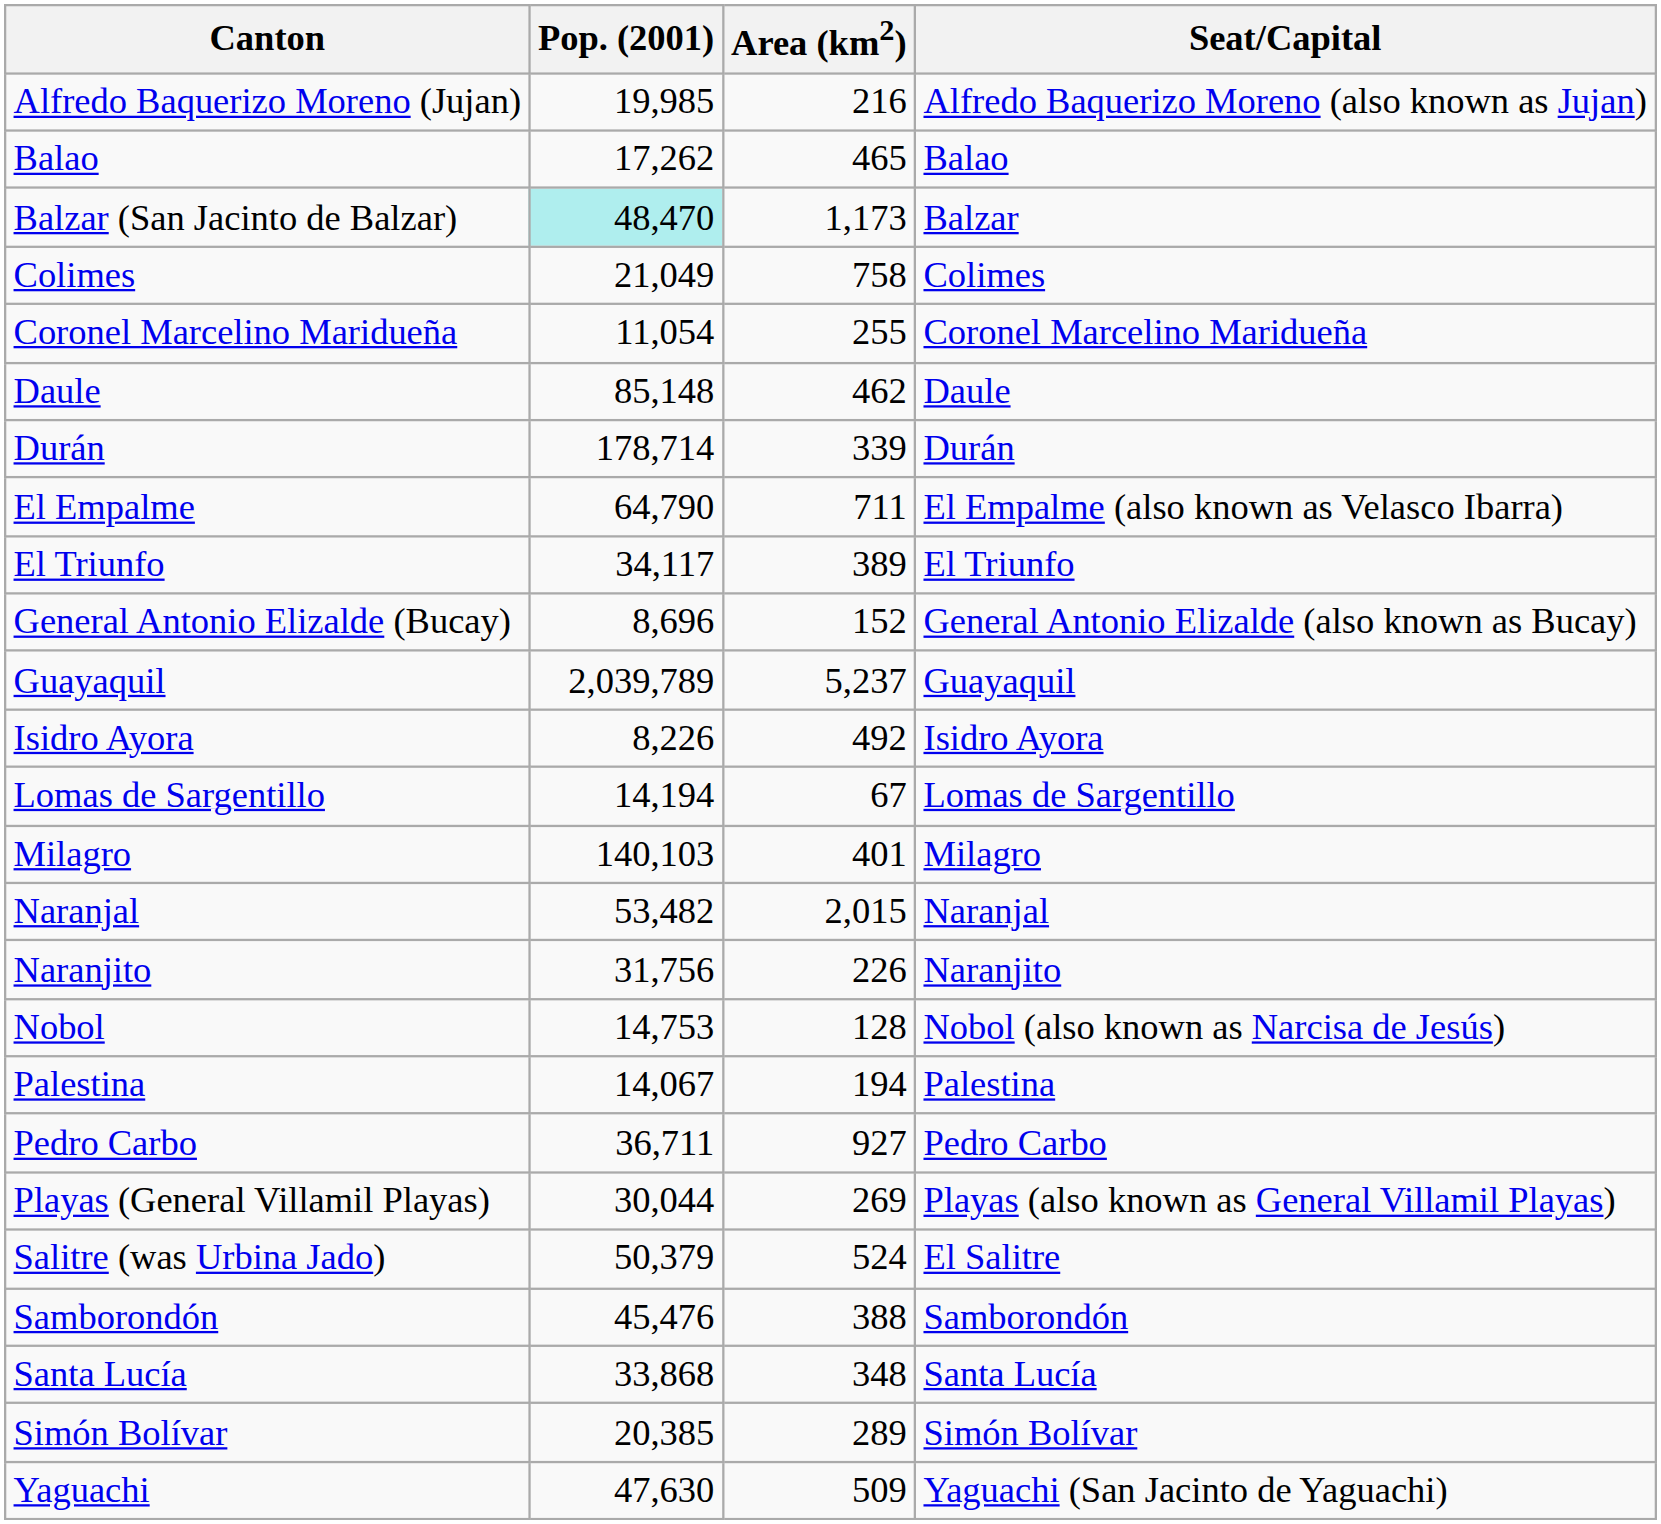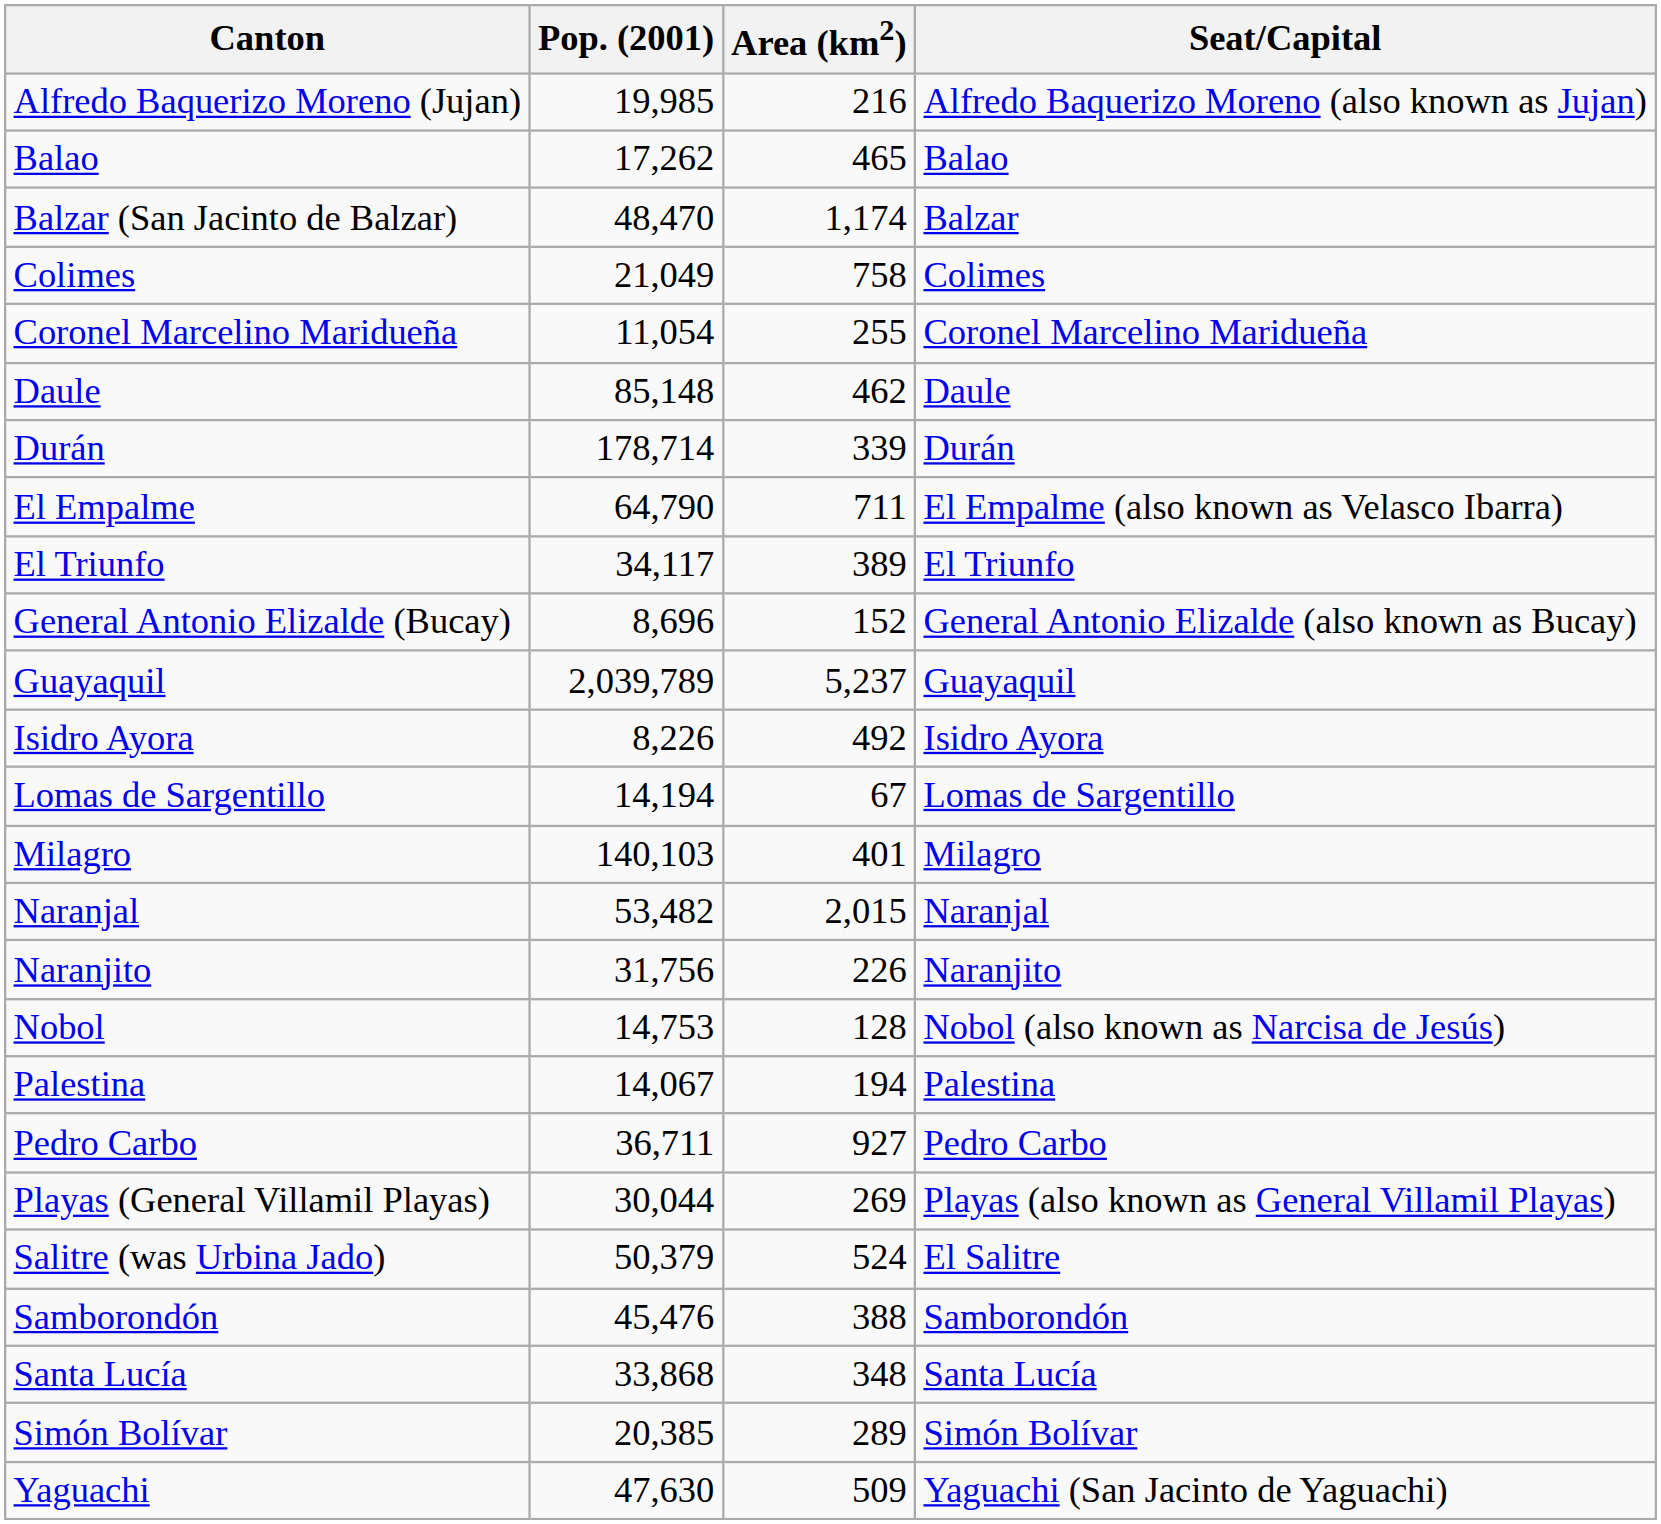(664, 216) paleturquoise background -> (664, 216) no background
(866, 216) 1,173 -> (866, 216) 1,174
